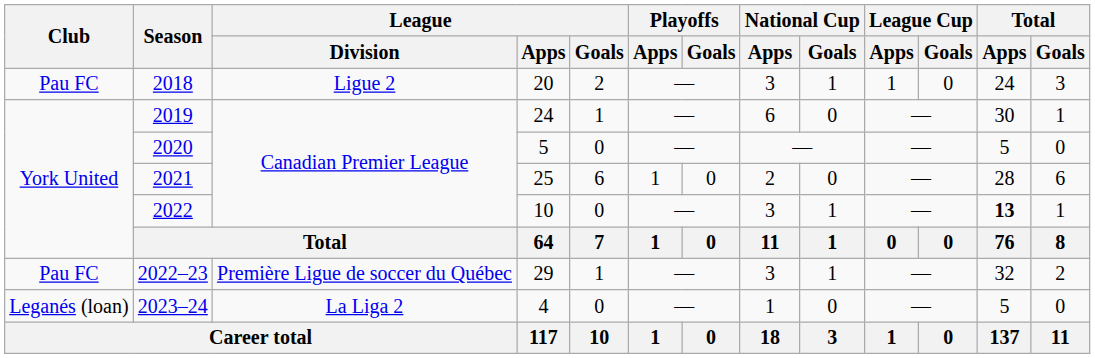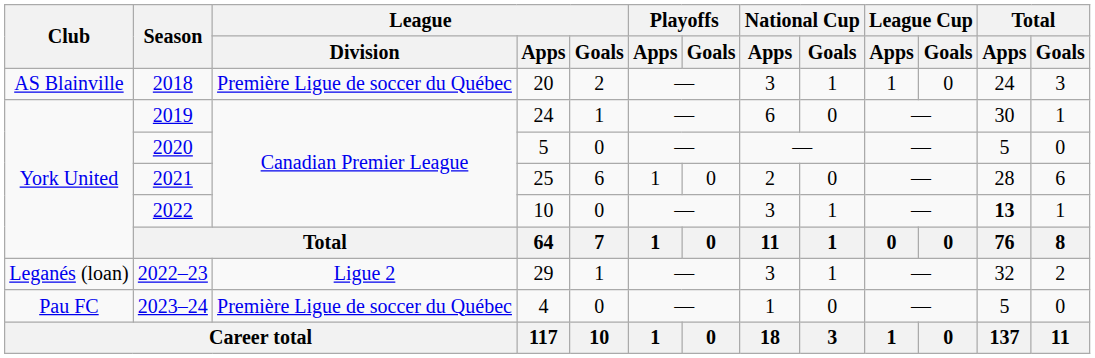(69, 83) Pau FC -> (69, 83) AS Blainville
(364, 83) Ligue 2 -> (364, 83) Première Ligue de soccer du Québec
(69, 274) Pau FC -> (69, 274) Leganés (loan)
(364, 274) Première Ligue de soccer du Québec -> (364, 274) Ligue 2
(69, 305) Leganés (loan) -> (69, 305) Pau FC
(364, 305) La Liga 2 -> (364, 305) Première Ligue de soccer du Québec
